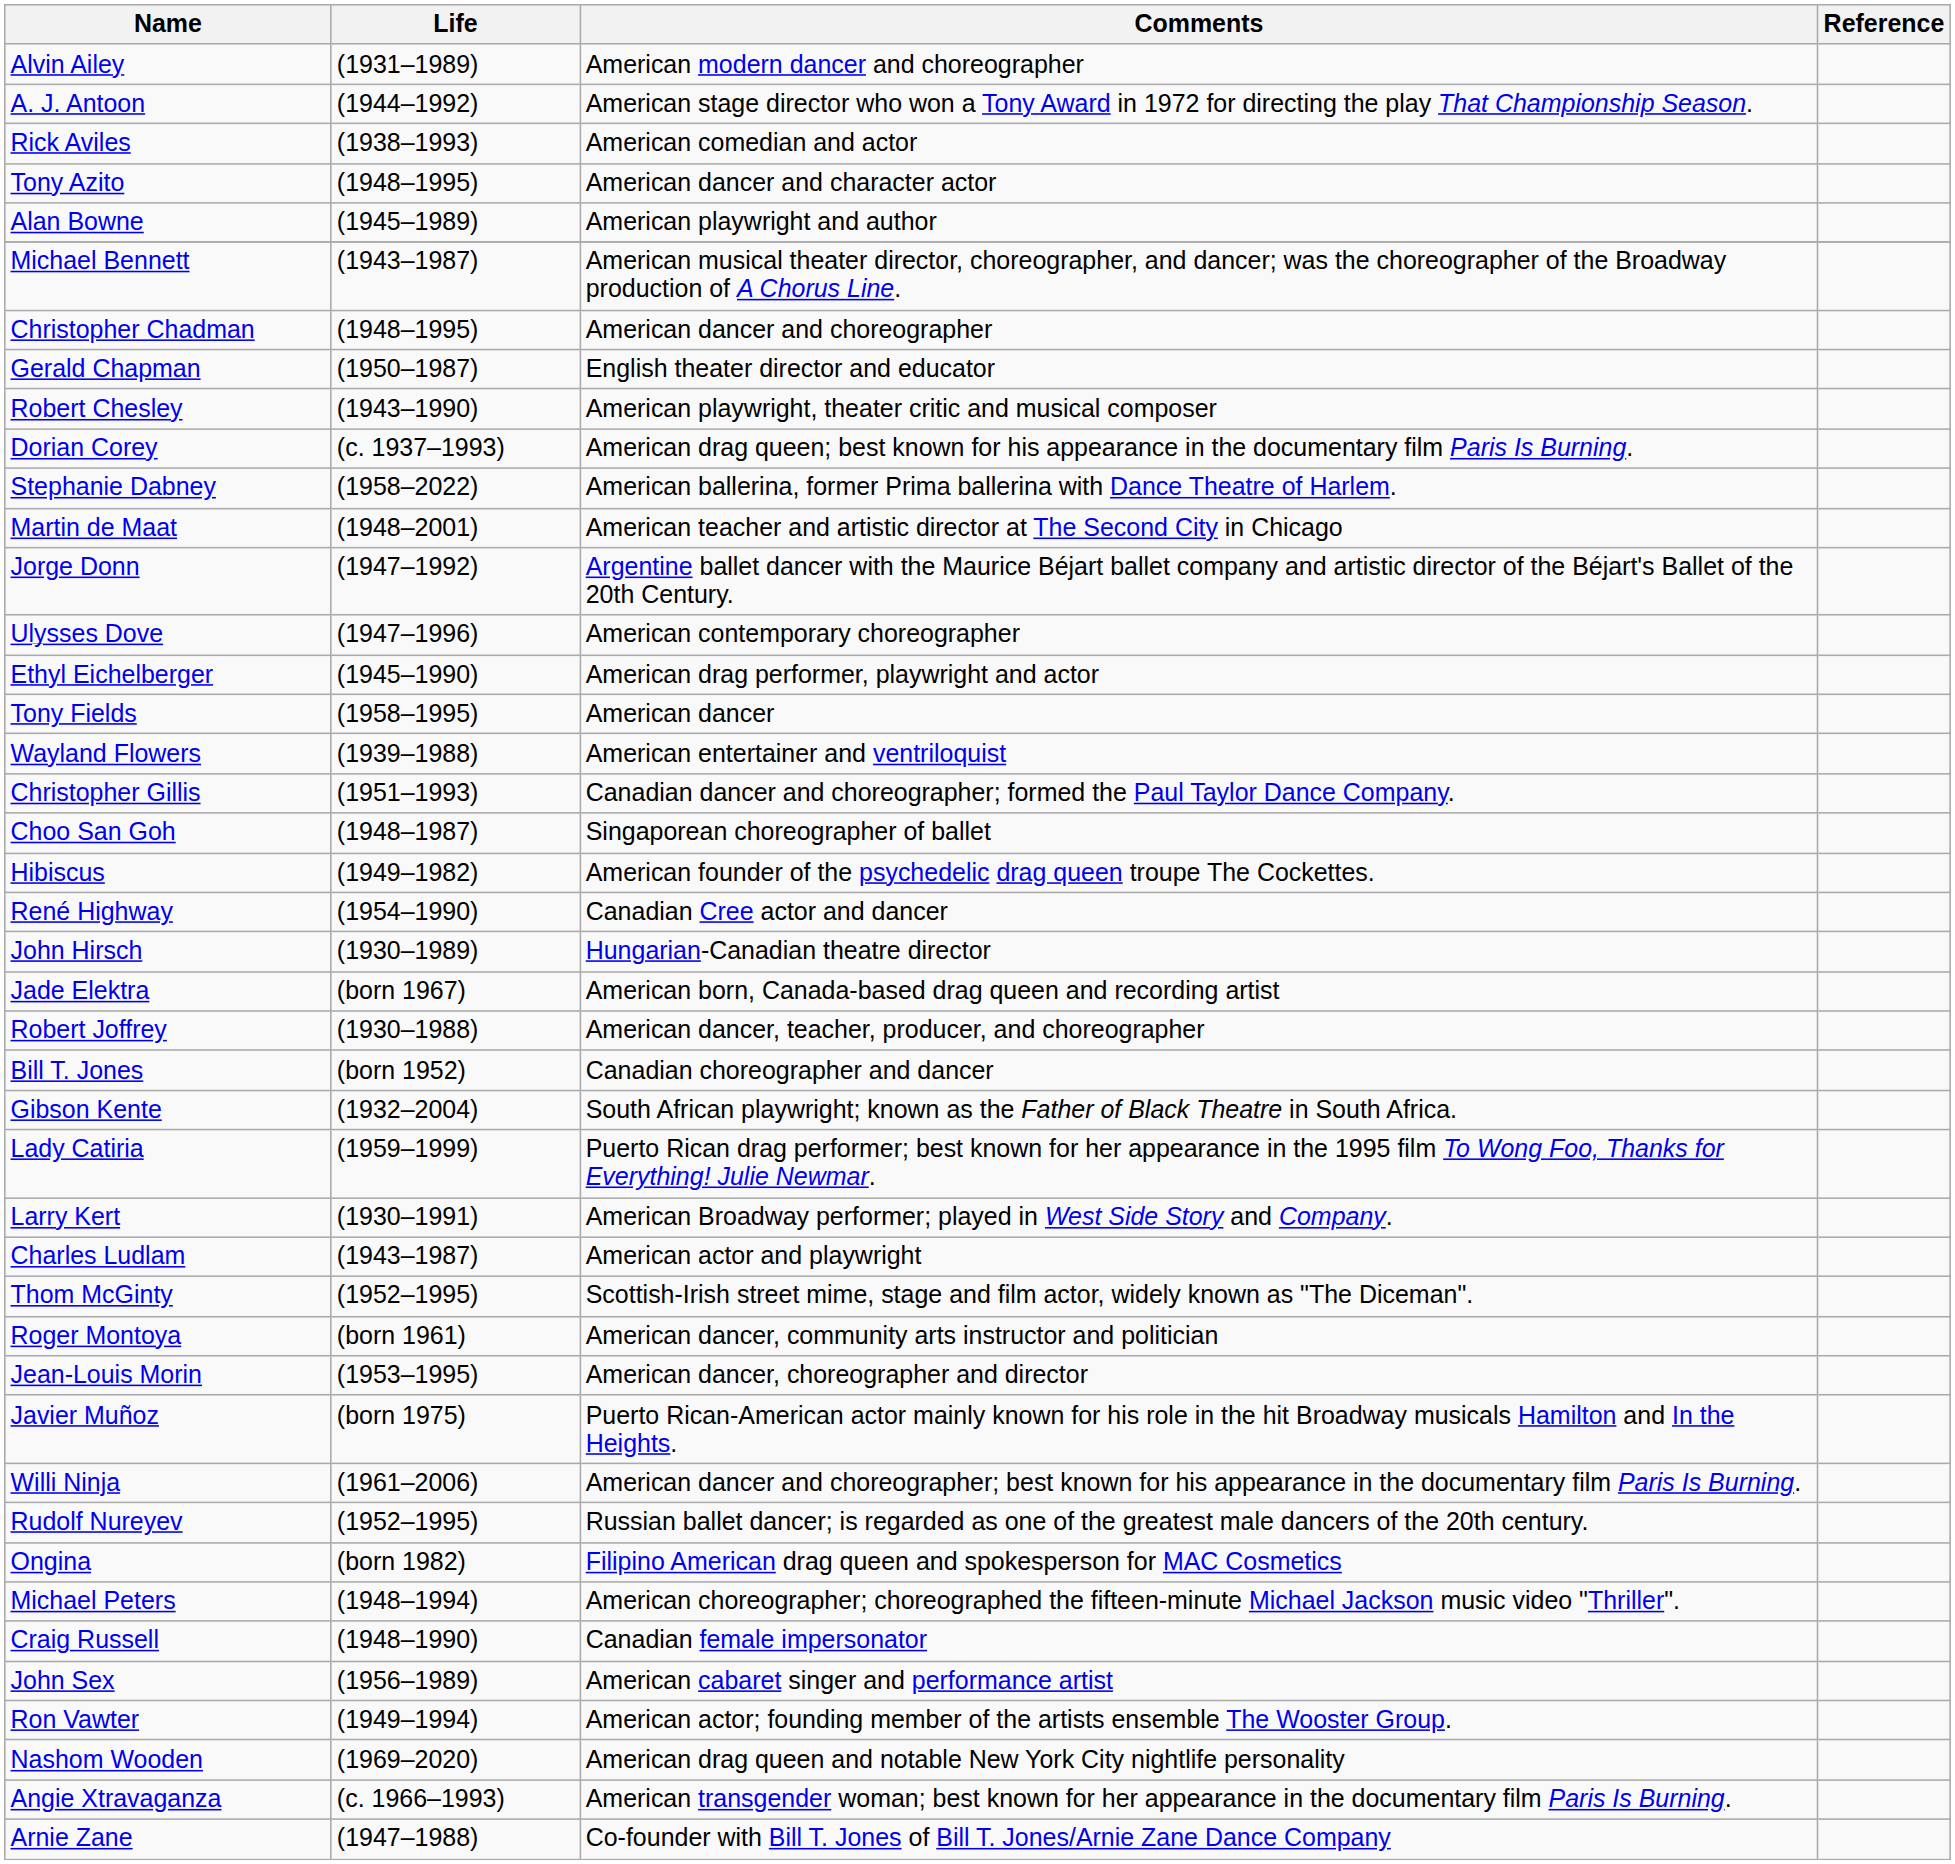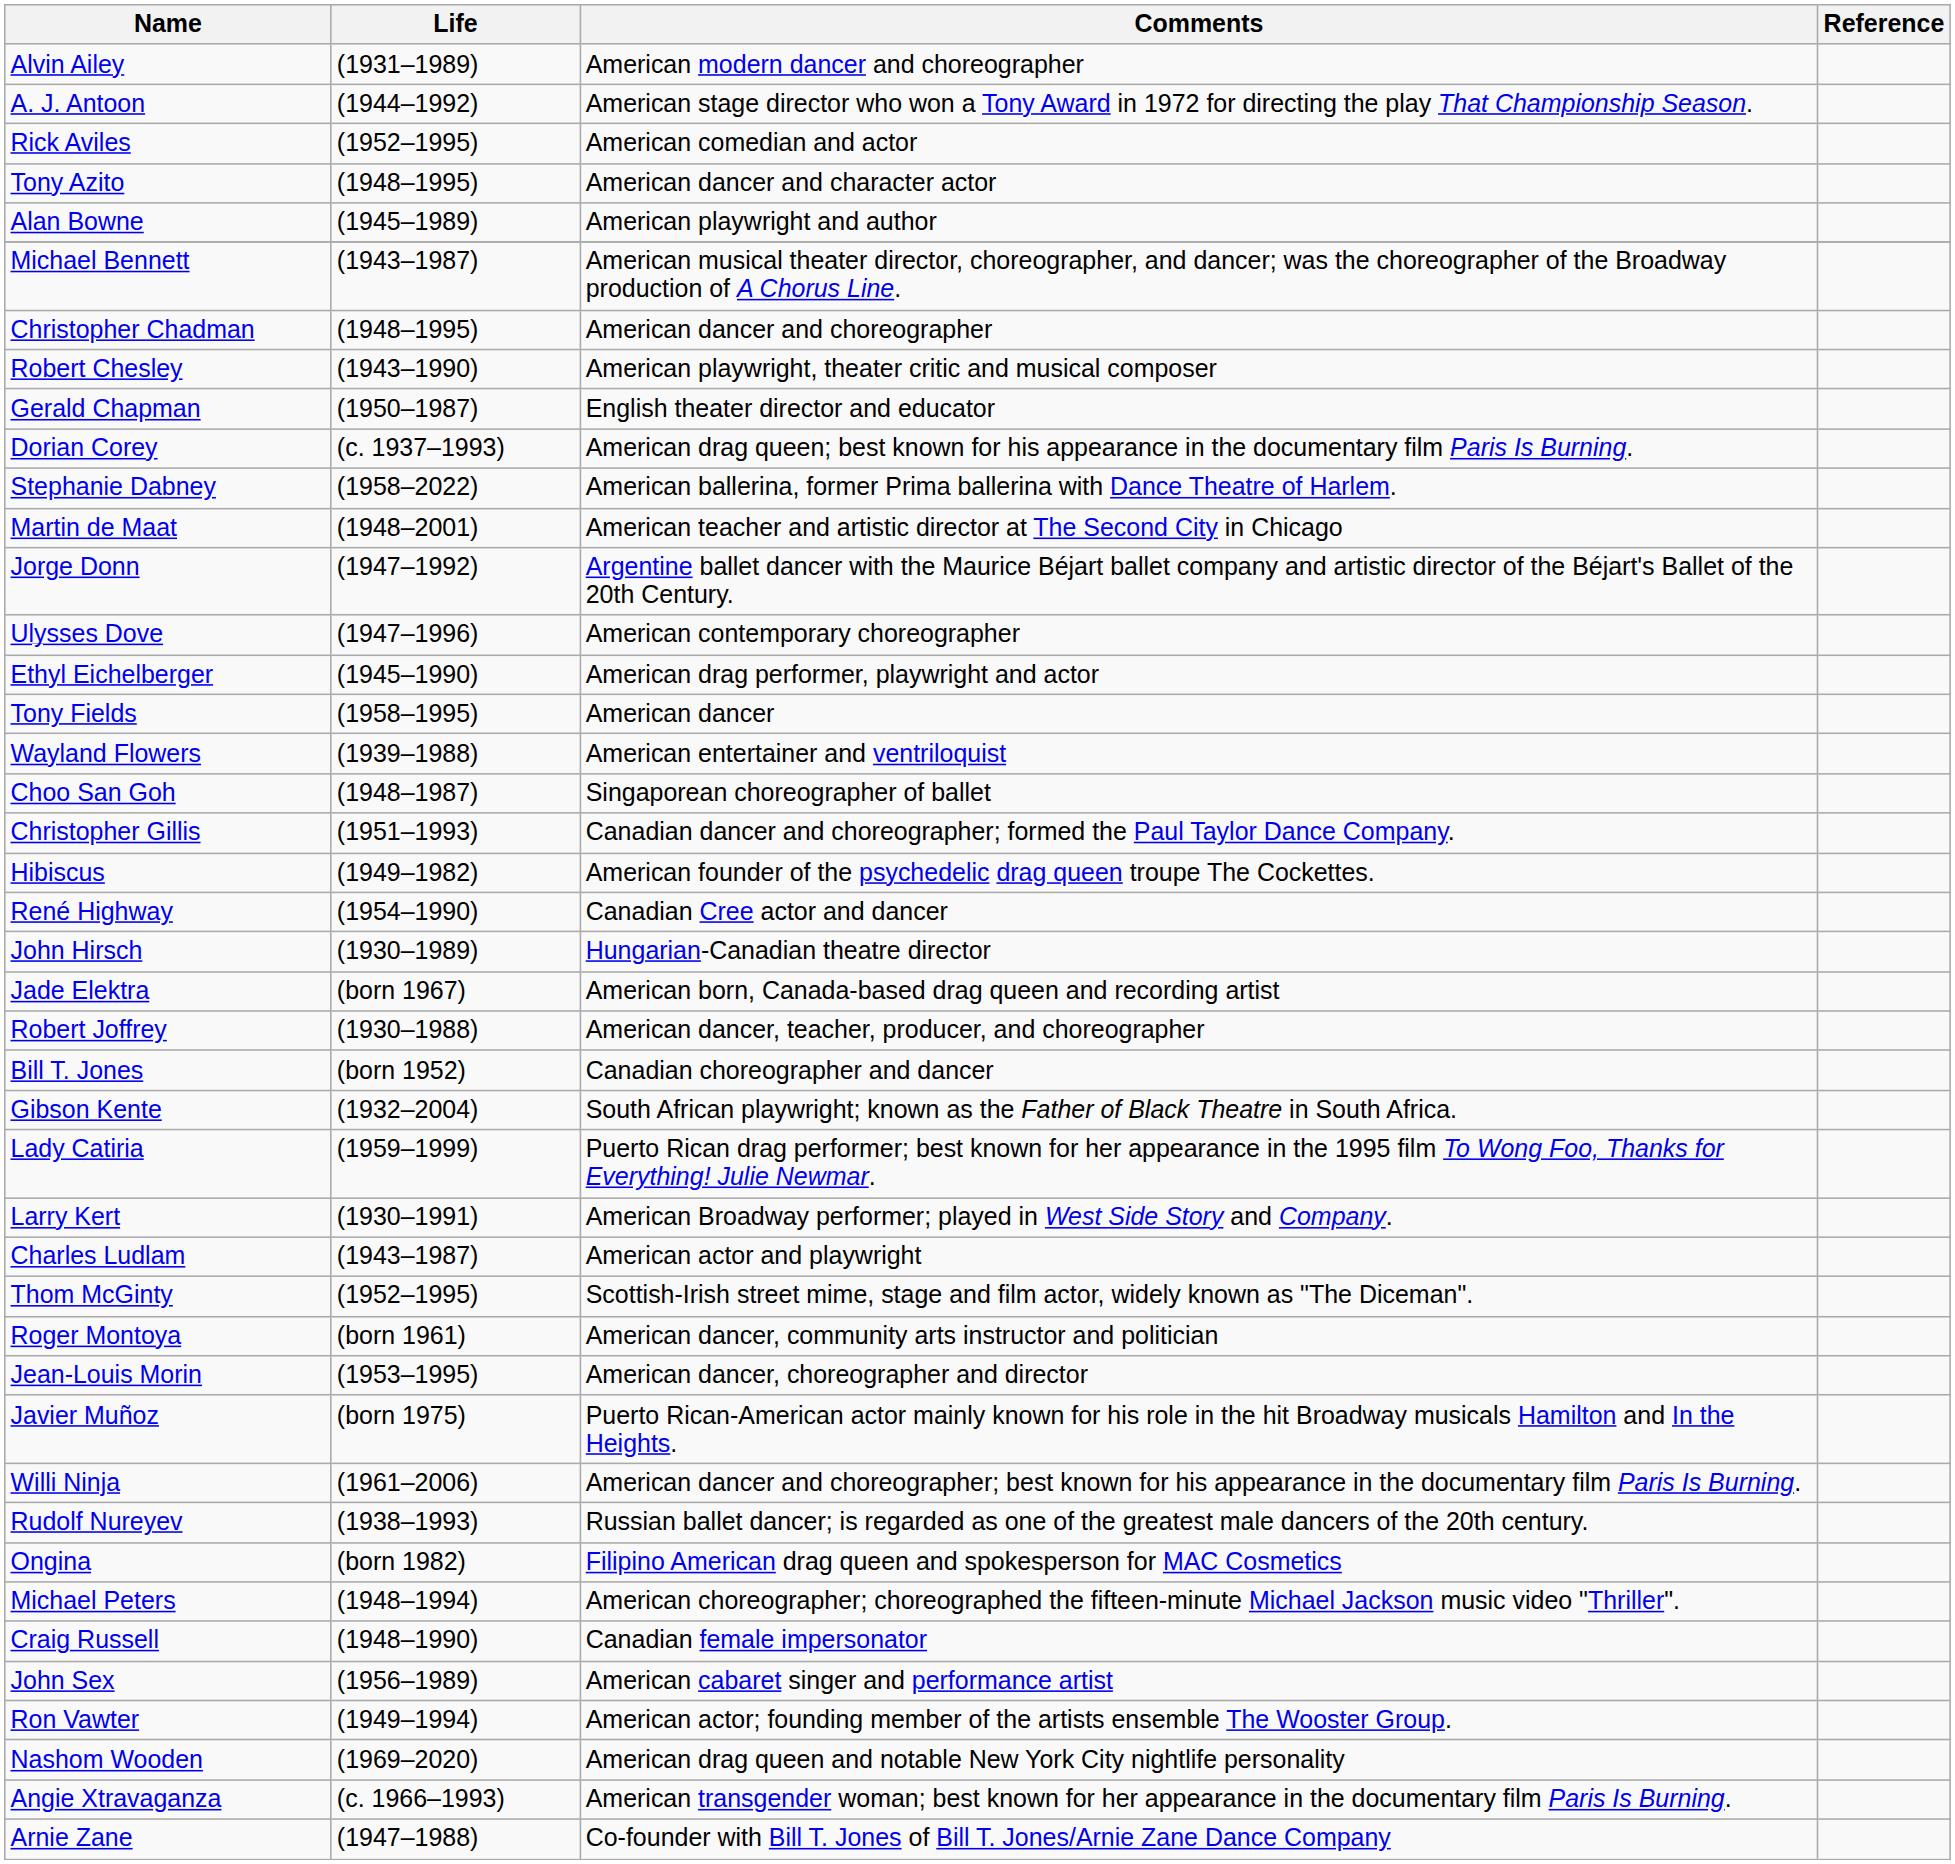(408, 143) (1938–1993) -> (408, 143) (1952–1995)
rows swapped: (106, 369) <-> (97, 408)
rows swapped: (106, 792) <-> (93, 832)
(408, 1522) (1952–1995) -> (408, 1522) (1938–1993)
